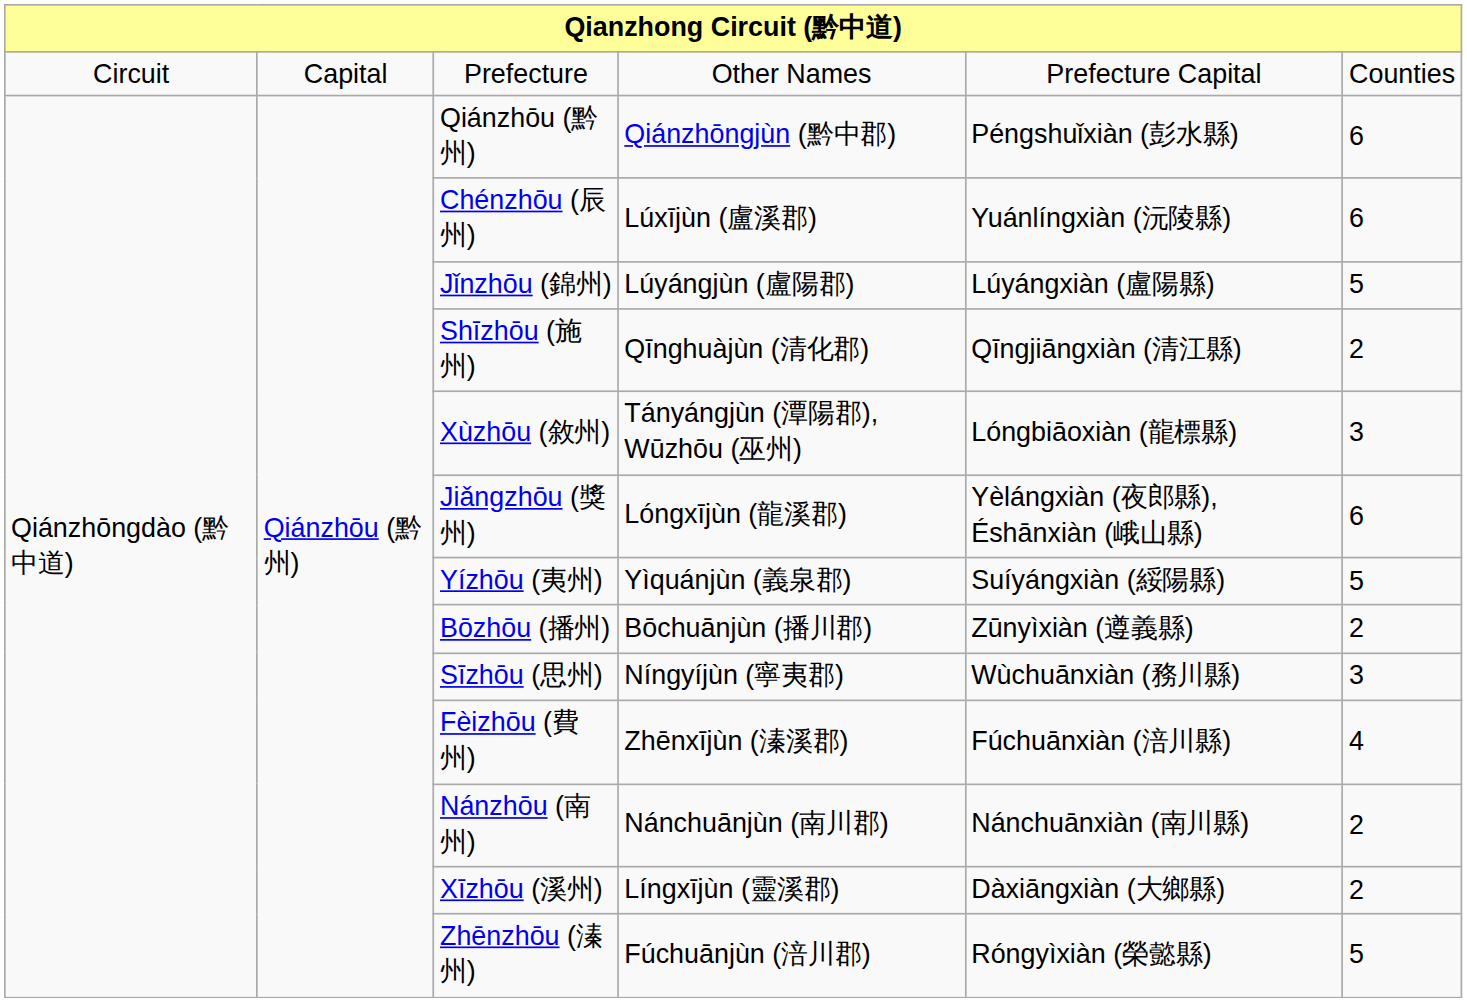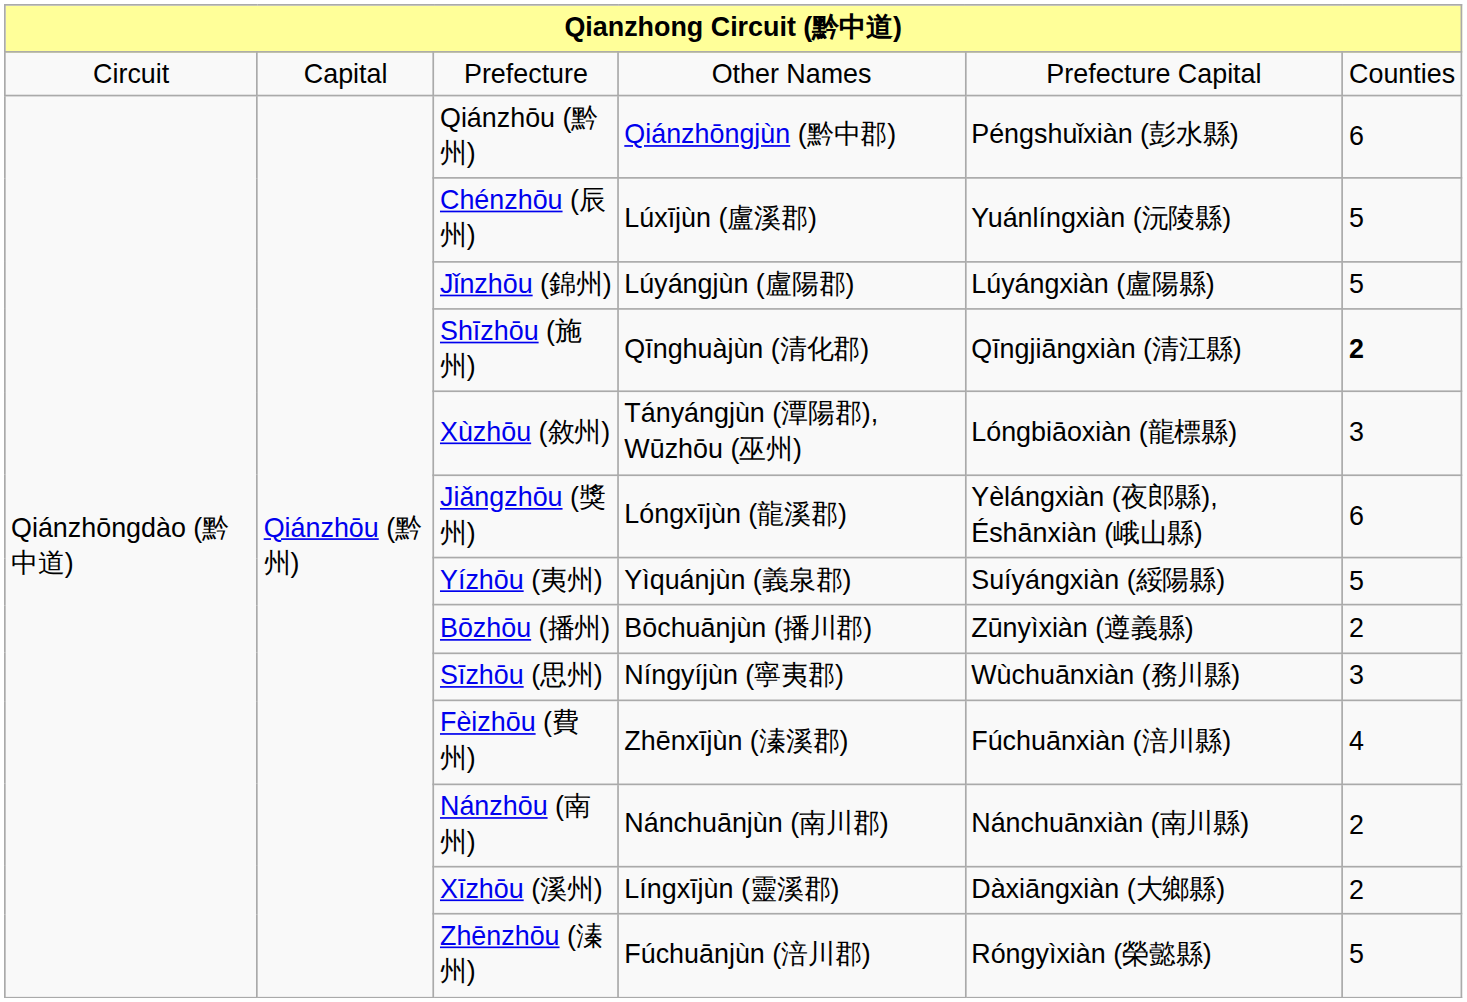(1357, 219) 6 -> (1357, 219) 5
(1357, 349) normal -> (1357, 349) bold
